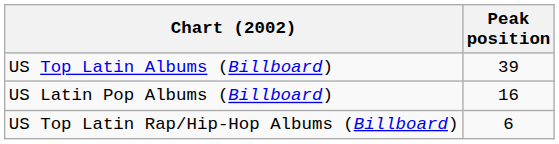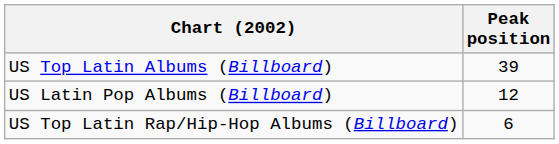(508, 96) 16 -> (508, 96) 12
